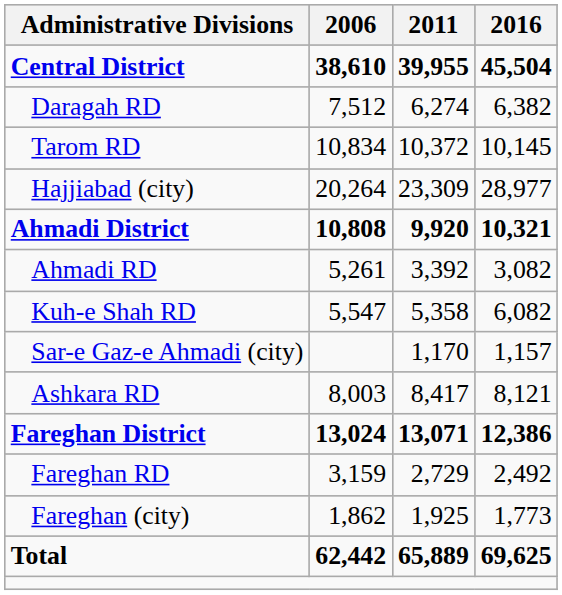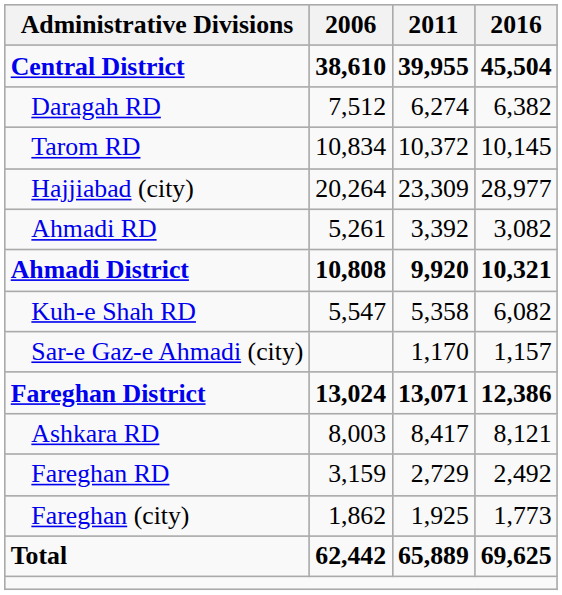rows swapped: (100, 229) <-> (94, 270)
rows swapped: (108, 433) <-> (95, 392)
